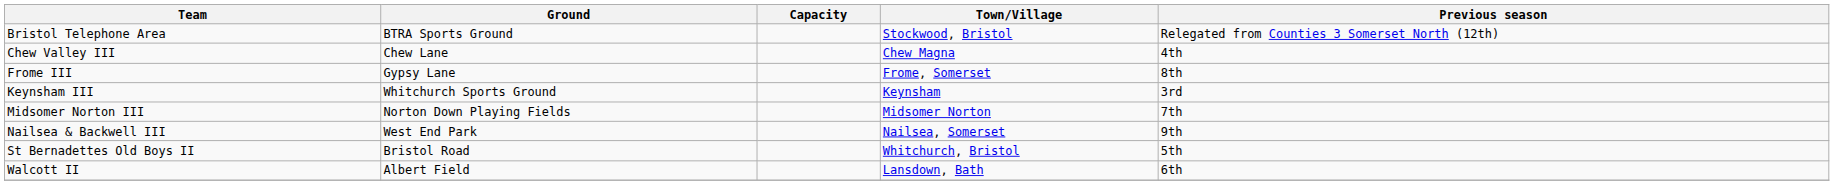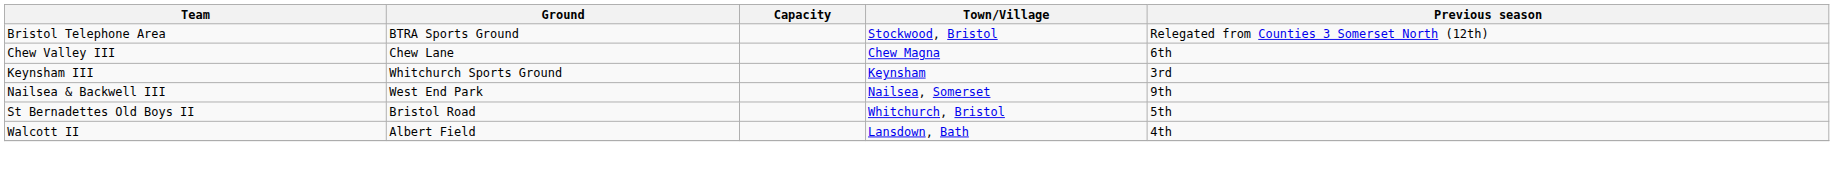(1172, 53) 4th -> (1161, 53) 6th
- row: (40, 73)
- row: (76, 112)
(1172, 170) 6th -> (1161, 131) 4th
